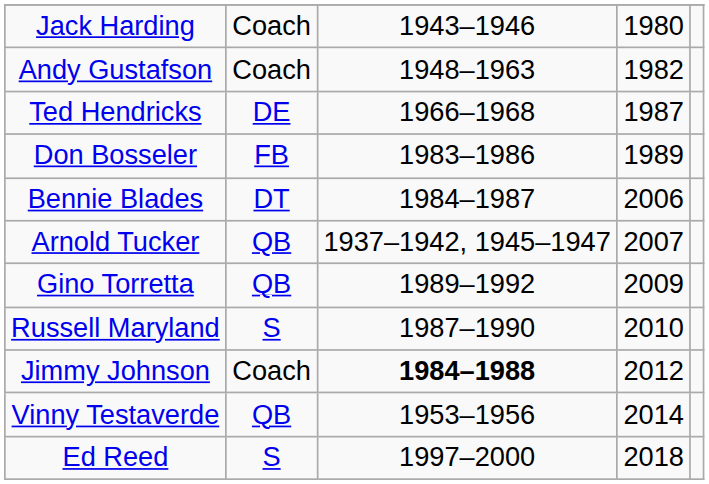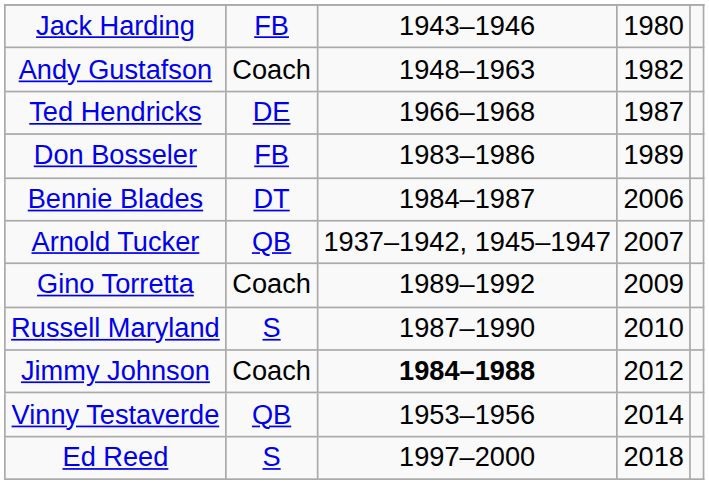(272, 26) Coach -> (272, 26) FB
(272, 284) QB -> (272, 284) Coach
